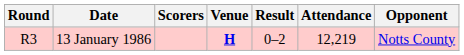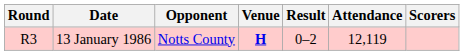columns swapped: (417, 15) <-> (181, 15)
(336, 38) 12,219 -> (367, 38) 12,119
